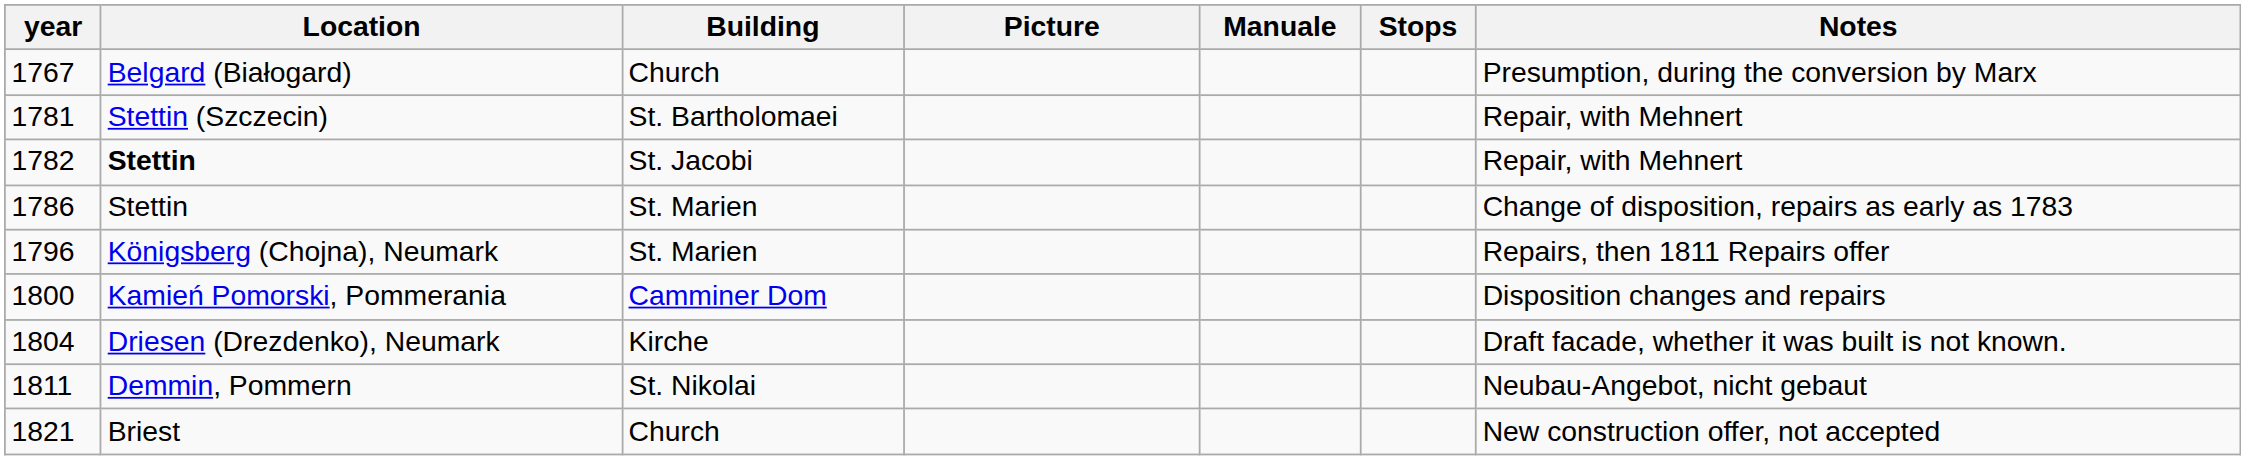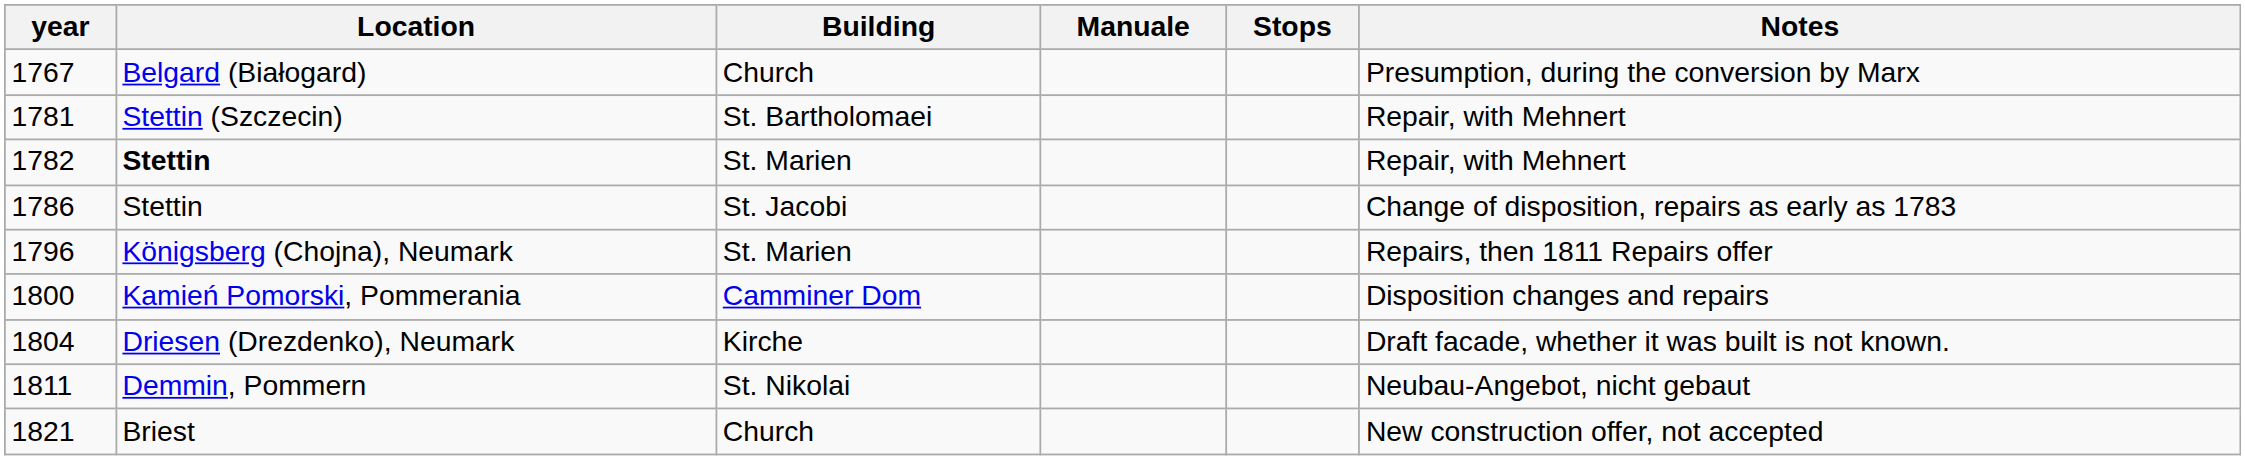- column: (1052, 26)
(691, 161) St. Jacobi -> (787, 161) St. Marien
(693, 206) St. Marien -> (785, 206) St. Jacobi
